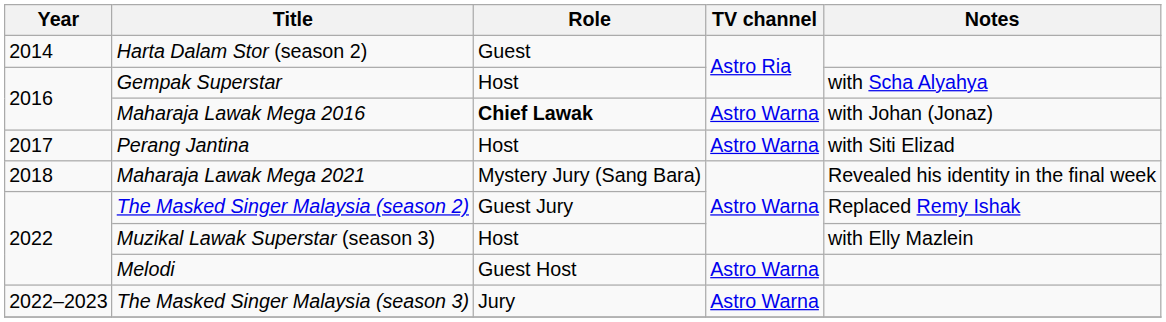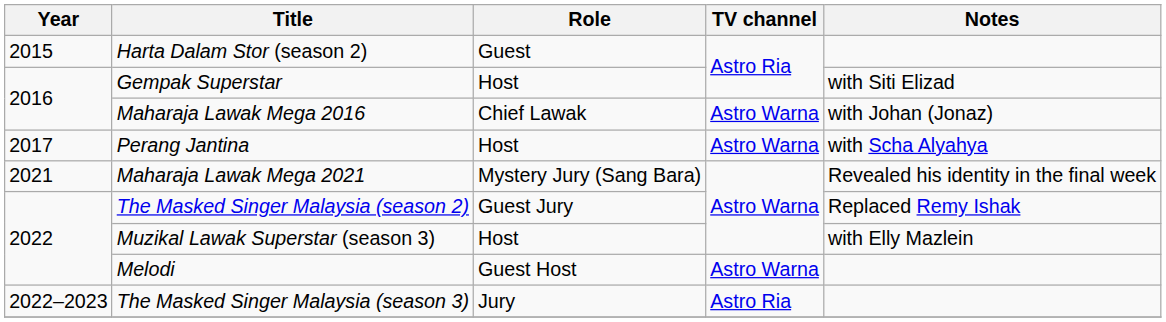(31, 51) 2014 -> (31, 51) 2015
(908, 82) with Scha Alyahya -> (891, 82) with Siti Elizad
(535, 113) bold -> (532, 113) normal
(891, 144) with Siti Elizad -> (908, 144) with Scha Alyahya
(31, 176) 2018 -> (31, 176) 2021
(765, 301) Astro Warna -> (751, 301) Astro Ria
